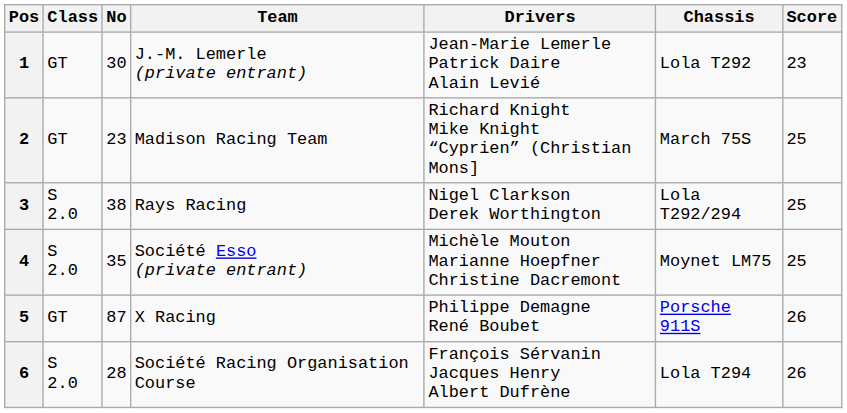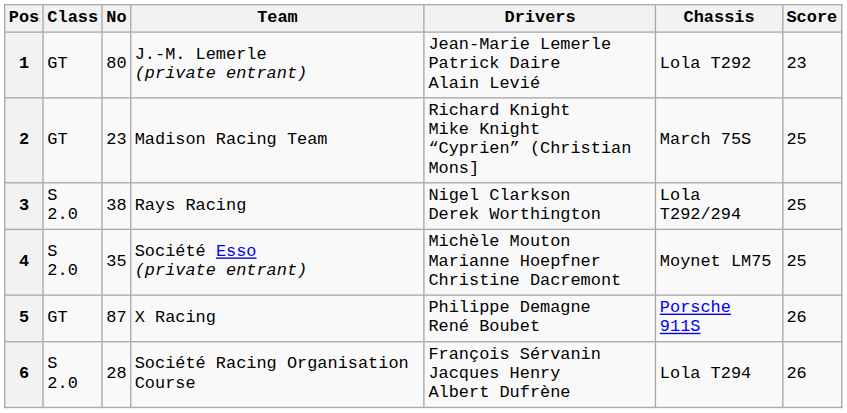(116, 65) 30 -> (116, 65) 80
